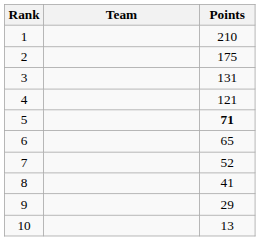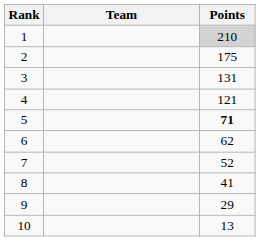(227, 36) no background -> (227, 36) lightgrey background
(227, 141) 65 -> (227, 141) 62
